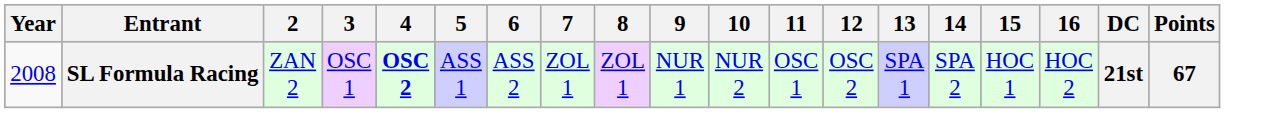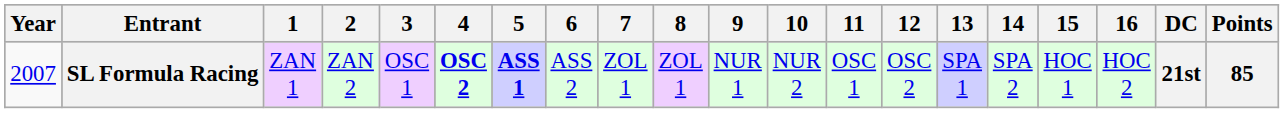+ column: (293, 22)
(33, 74) 2008 -> (33, 74) 2007
(461, 74) normal -> (519, 74) bold
(1184, 74) 67 -> (1242, 74) 85
